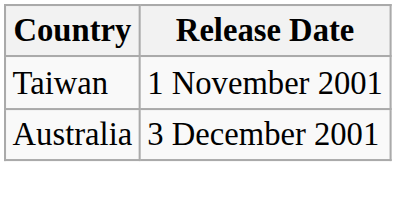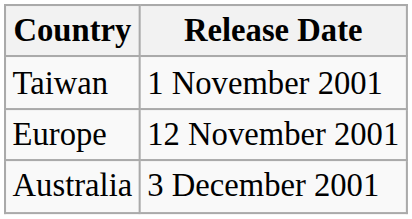+ row: (60, 133)
